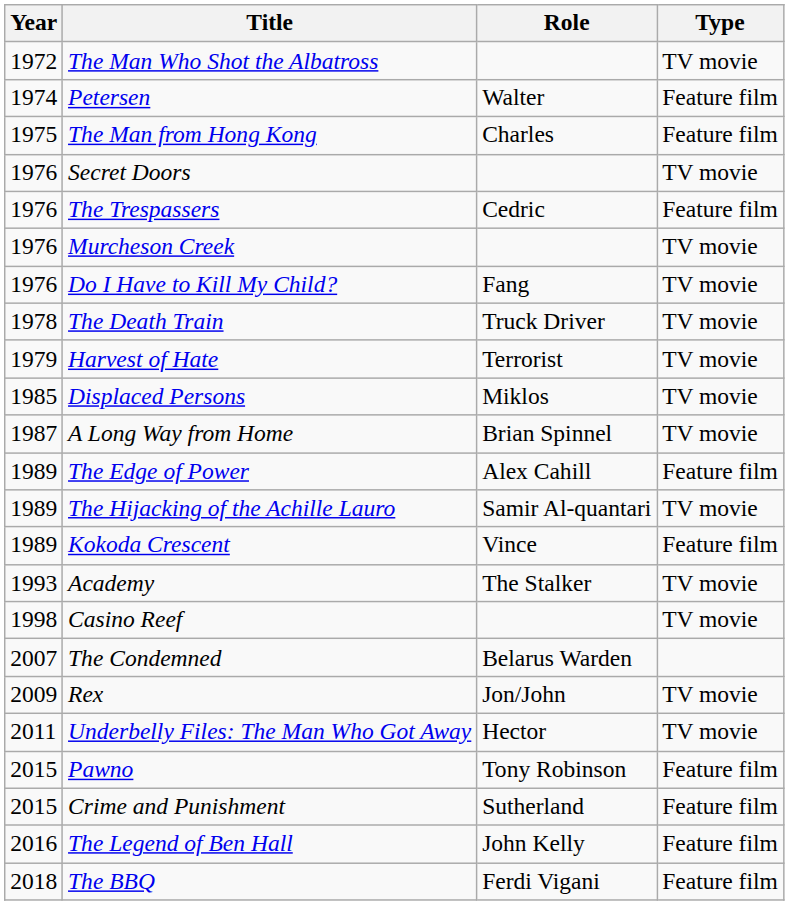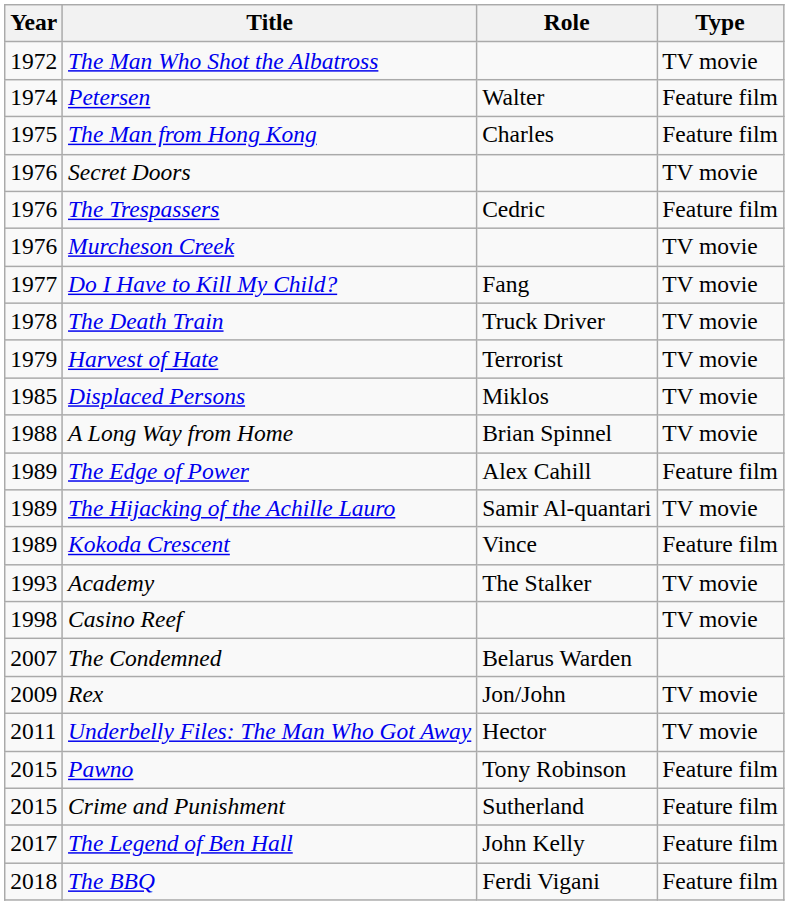(34, 284) 1976 -> (34, 284) 1977
(34, 433) 1987 -> (34, 433) 1988
(34, 843) 2016 -> (34, 843) 2017
